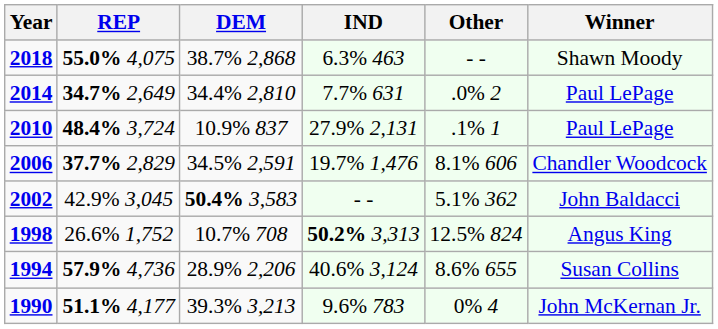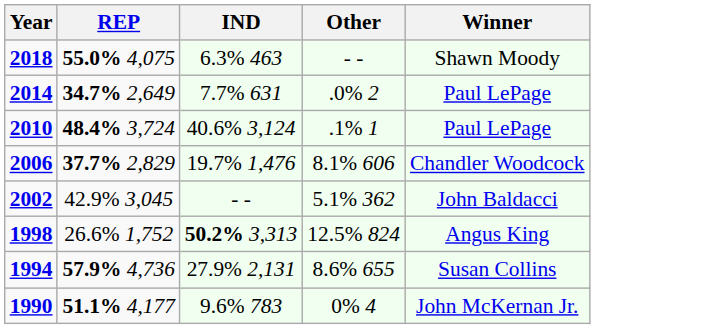- column: (241, 22)
(363, 128) 27.9% 2,131 -> (241, 128) 40.6% 3,124
(363, 269) 40.6% 3,124 -> (241, 269) 27.9% 2,131
